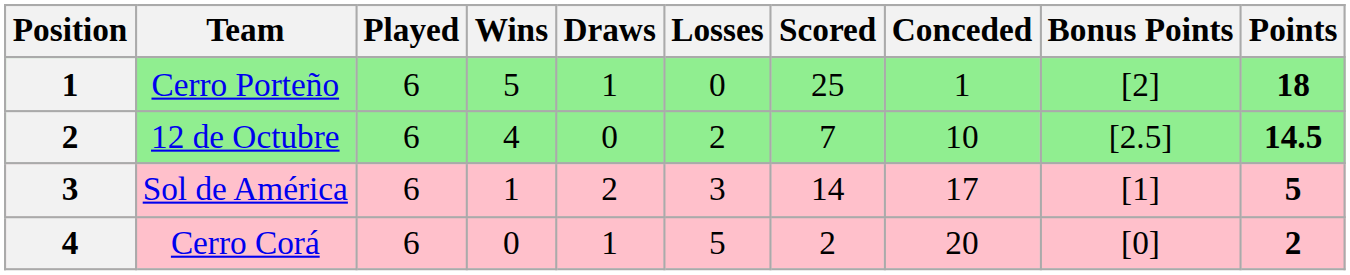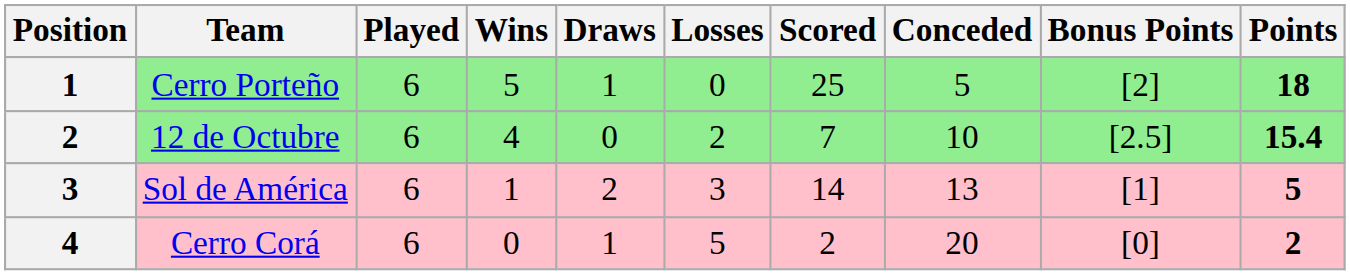(962, 83) 1 -> (962, 83) 5
(1293, 136) 14.5 -> (1293, 136) 15.4
(962, 189) 17 -> (962, 189) 13
